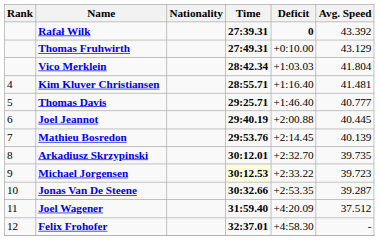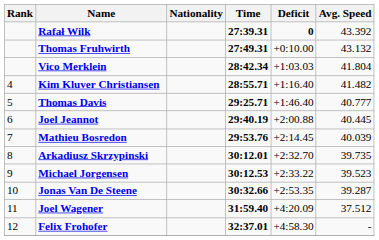(356, 48) 43.129 -> (356, 48) 43.132
(356, 84) 41.481 -> (356, 84) 41.482
(356, 137) 40.139 -> (356, 137) 40.039
(248, 173) lightyellow background -> (248, 173) no background
(356, 173) 39.723 -> (356, 173) 39.523
